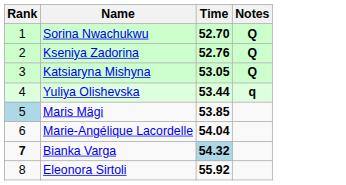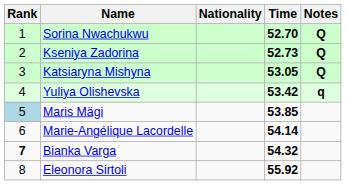+ column: (230, 14)
(214, 53) 52.76 -> (283, 53) 52.73
(214, 92) 53.44 -> (283, 92) 53.42
(214, 131) 54.04 -> (283, 131) 54.14
(214, 151) lightblue background -> (283, 151) no background
